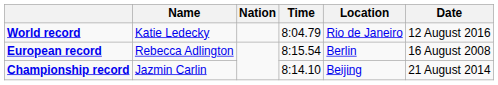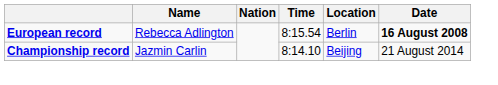- row: (44, 32)
(449, 51) normal -> (424, 32) bold
